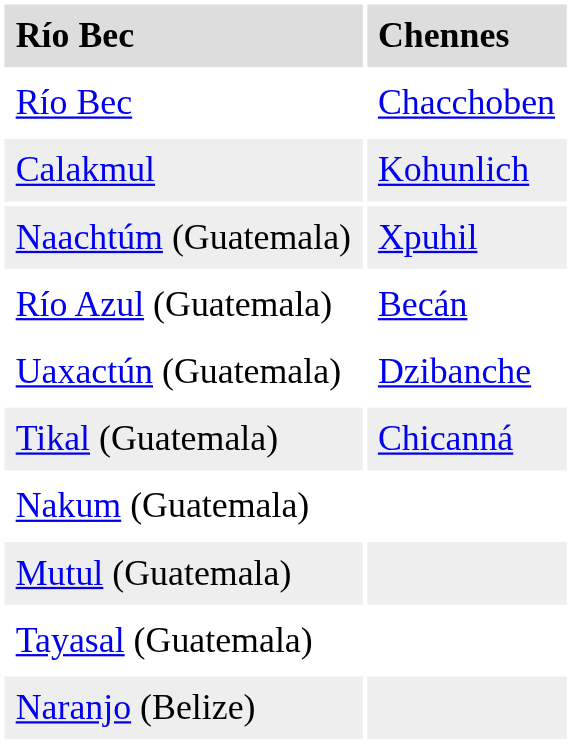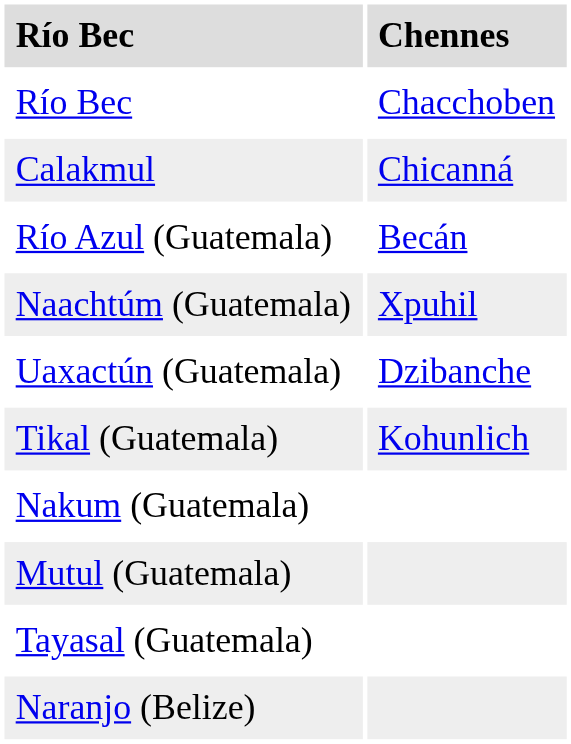(454, 169) Kohunlich -> (446, 169) Chicanná
rows swapped: (174, 304) <-> (183, 236)
(446, 438) Chicanná -> (454, 438) Kohunlich
